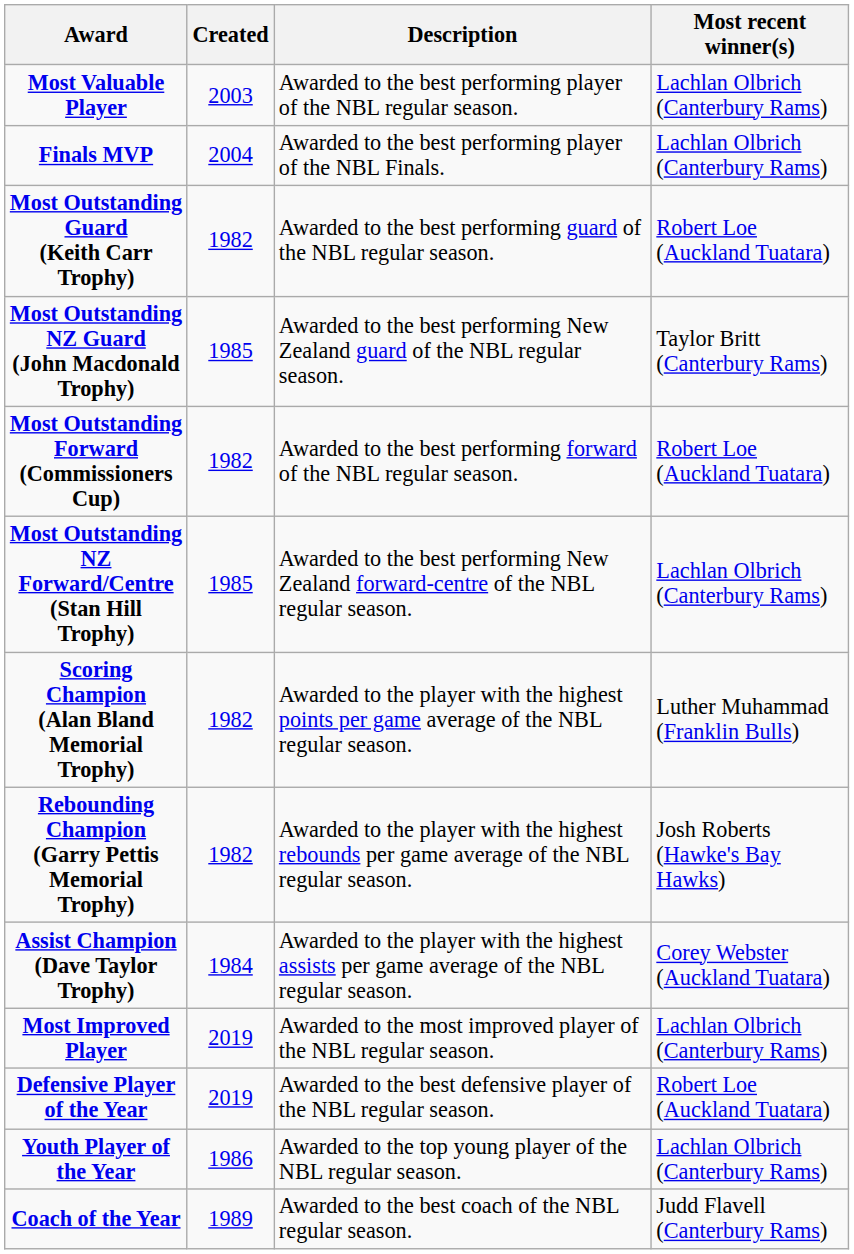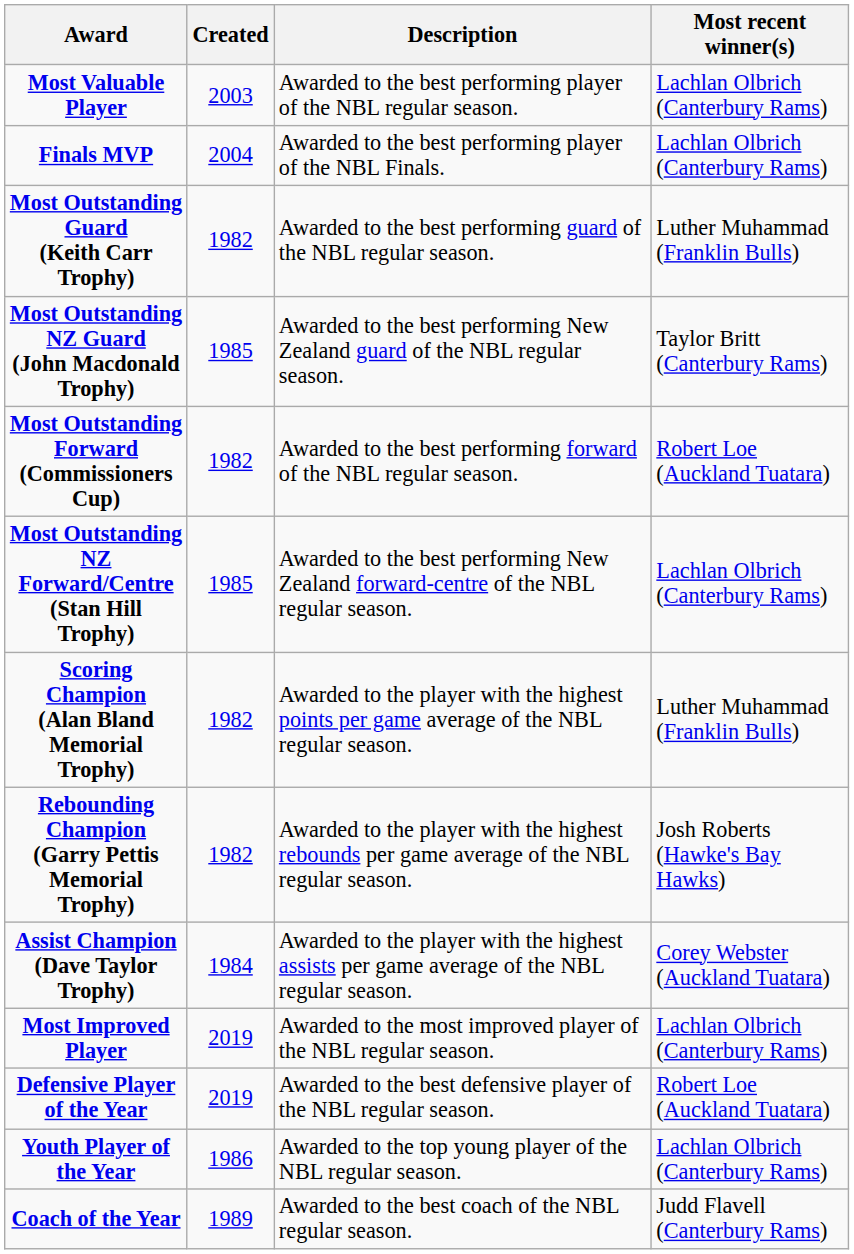(743, 240) Robert Loe (Auckland Tuatara) -> (742, 240) Luther Muhammad (Franklin Bulls)
